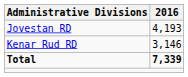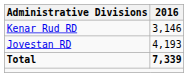rows swapped: (39, 28) <-> (42, 44)
